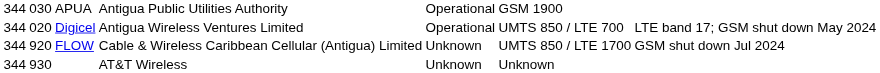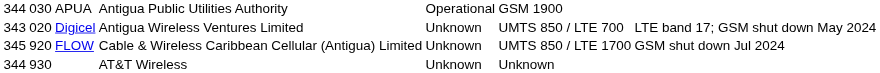(15, 27) 344 -> (15, 27) 343
(460, 27) Operational -> (454, 27) Unknown
(15, 46) 344 -> (15, 46) 345
